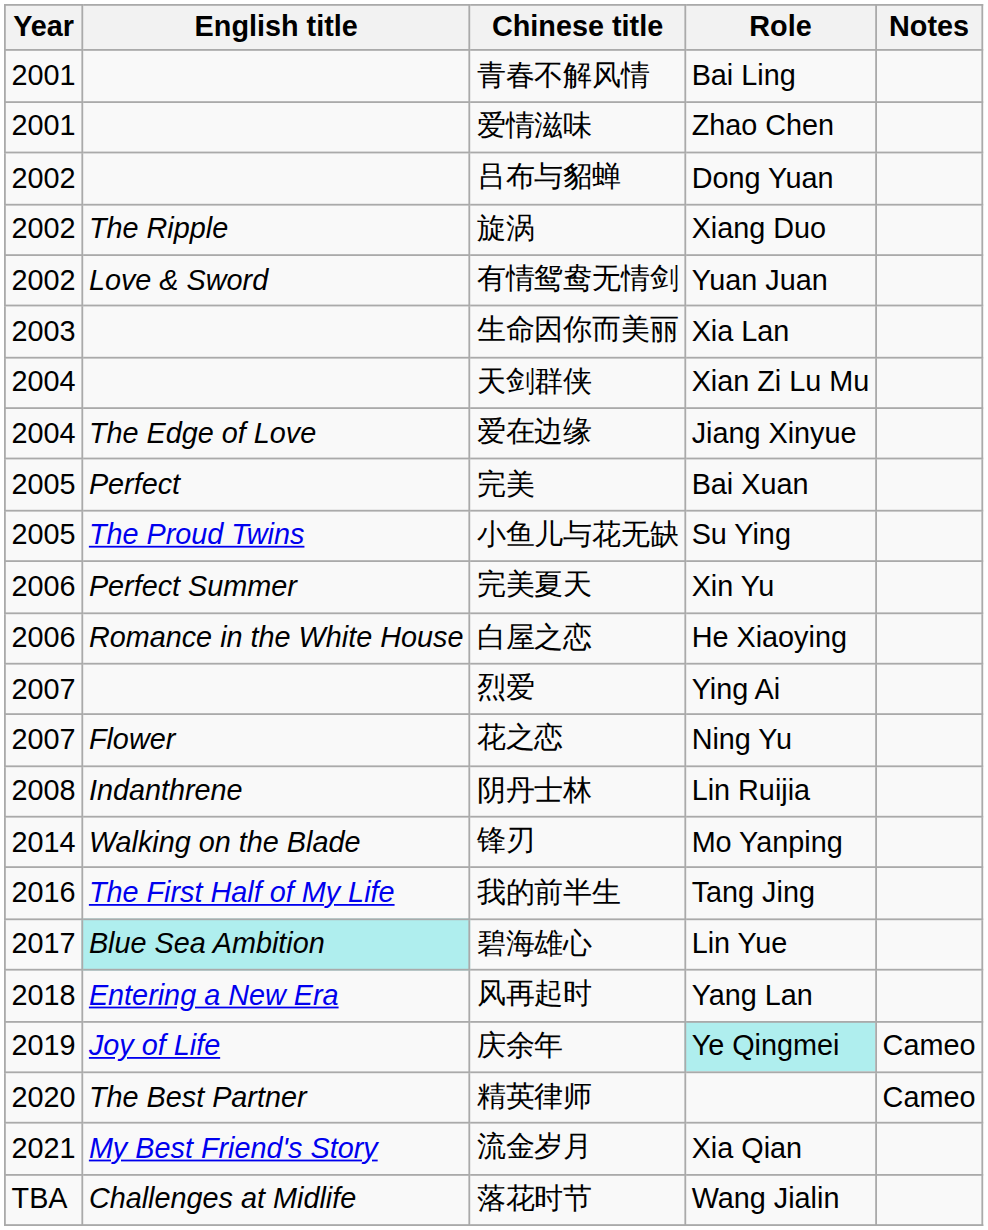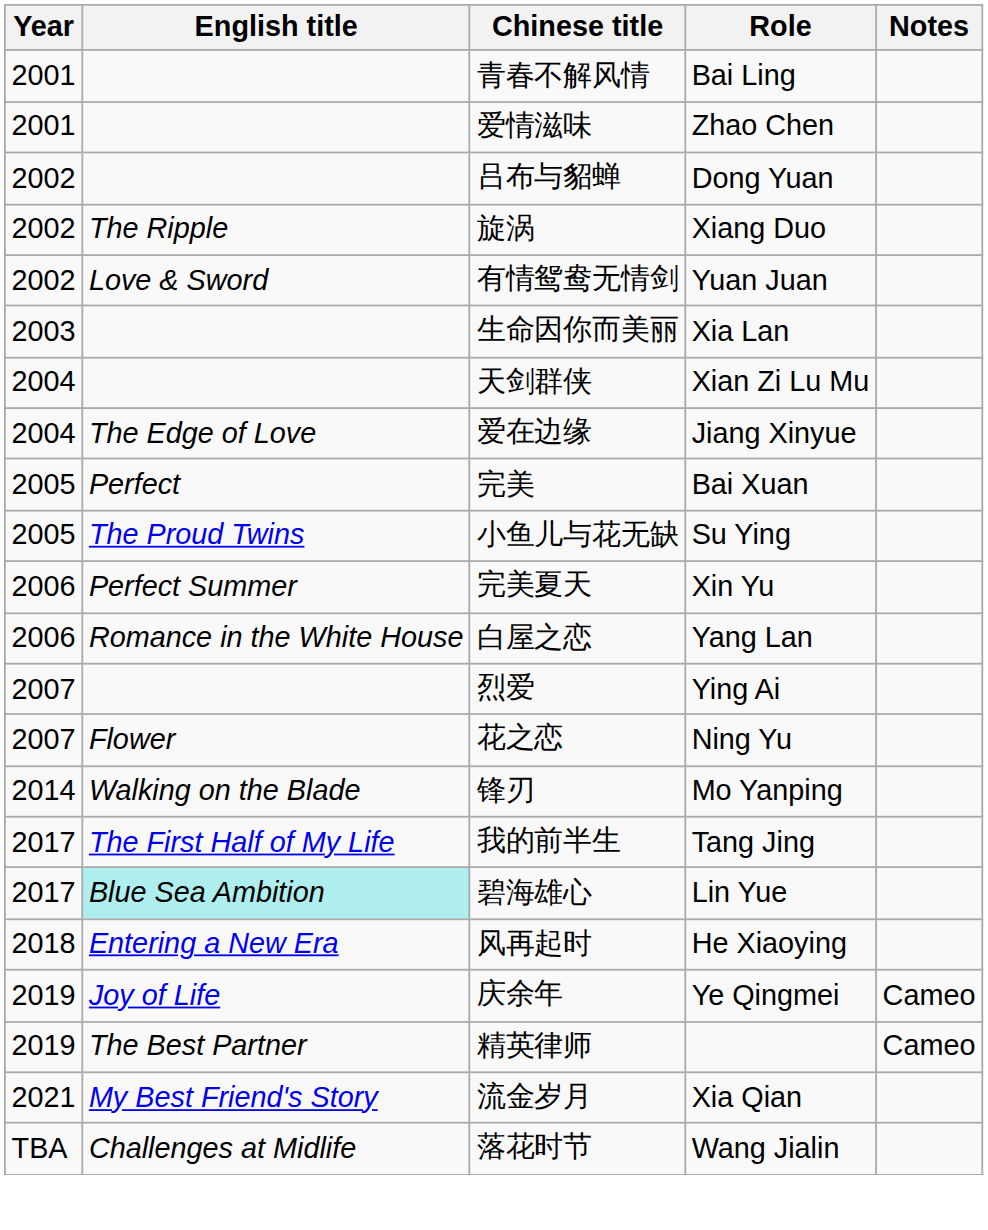(769, 637) He Xiaoying -> (752, 637) Yang Lan
- row: (534, 789)
(44, 892) 2016 -> (44, 841) 2017
(752, 995) Yang Lan -> (769, 943) He Xiaoying
(766, 1046) paleturquoise background -> (766, 995) no background
(44, 1097) 2020 -> (44, 1046) 2019
